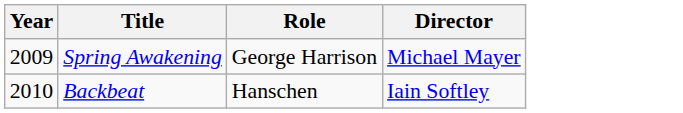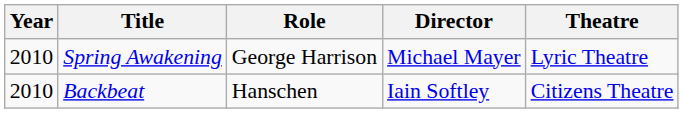+ column: (602, 21)
(31, 56) 2009 -> (31, 56) 2010
